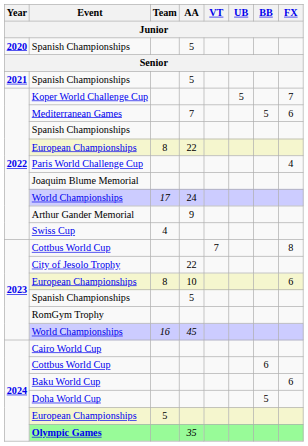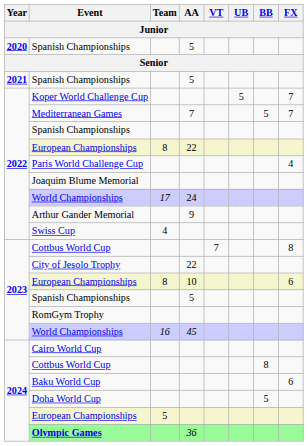(291, 113) 6 -> (291, 113) 7
(266, 365) 6 -> (266, 365) 8
(192, 432) 35 -> (192, 432) 36
